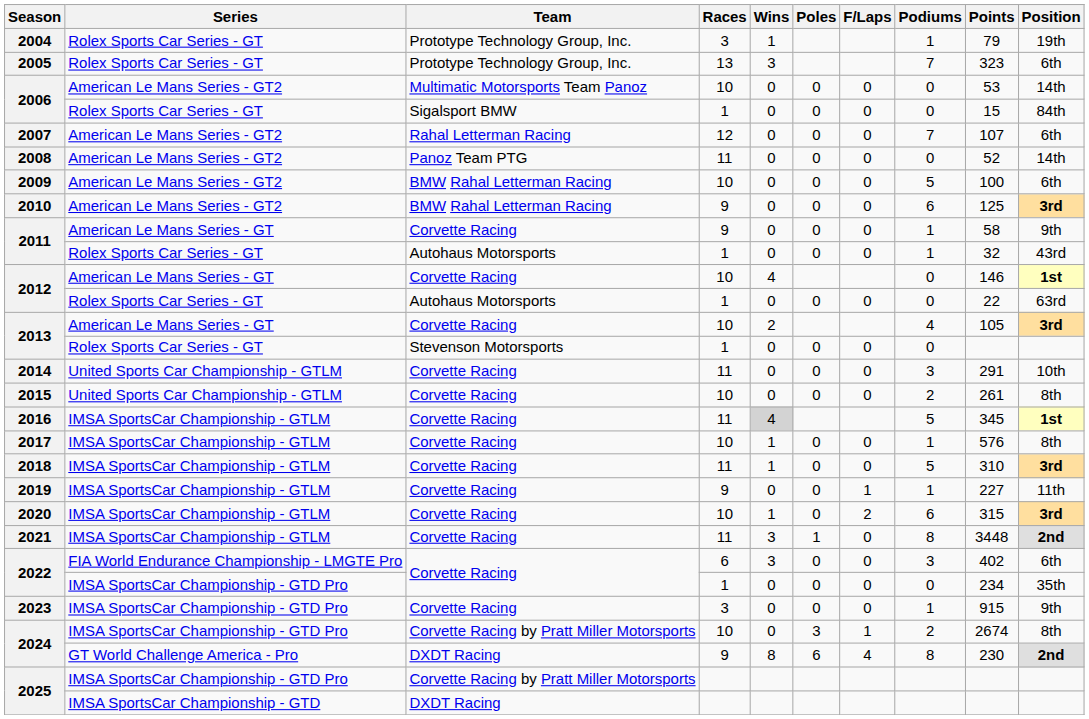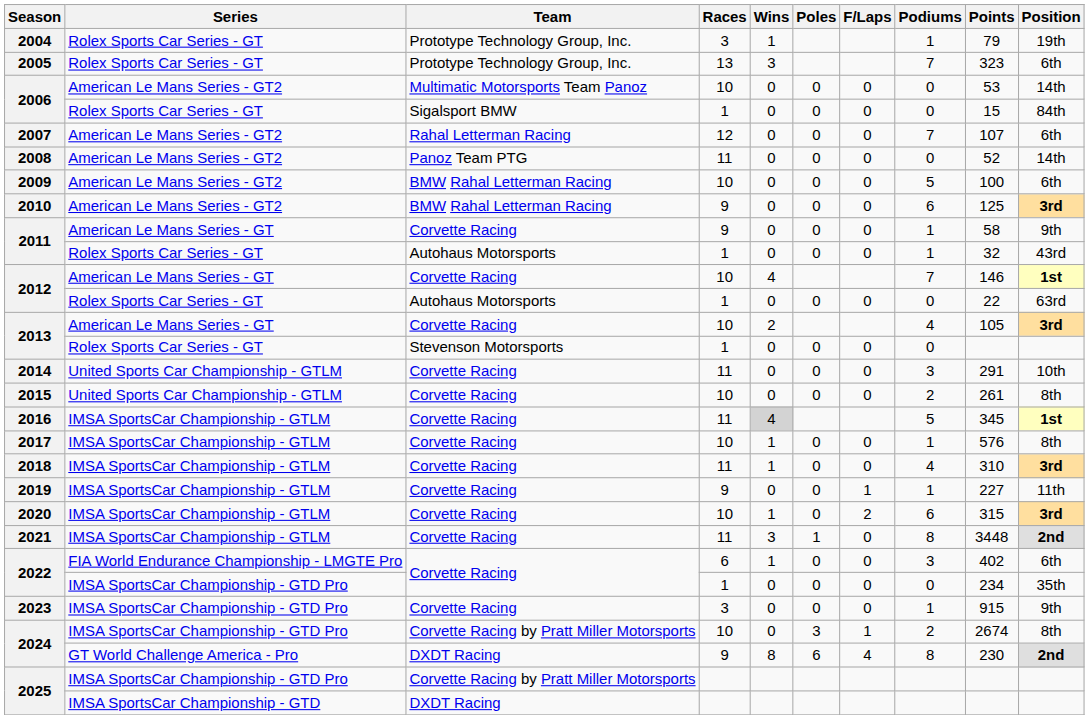(930, 277) 0 -> (930, 277) 7
(930, 466) 5 -> (930, 466) 4
(772, 561) 3 -> (772, 561) 1
